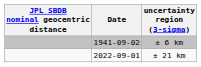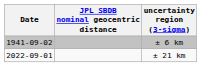columns swapped: (117, 20) <-> (48, 20)
